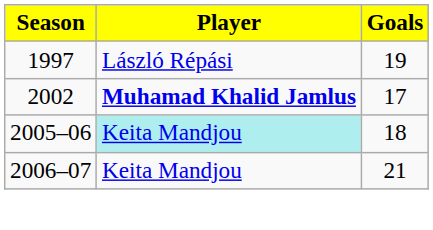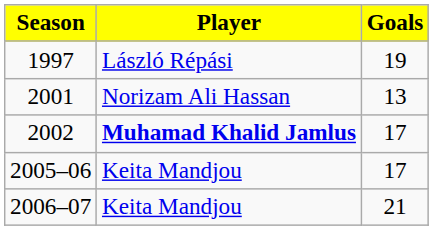+ row: (51, 96)
(172, 133) paleturquoise background -> (172, 170) no background
(395, 133) 18 -> (395, 170) 17
